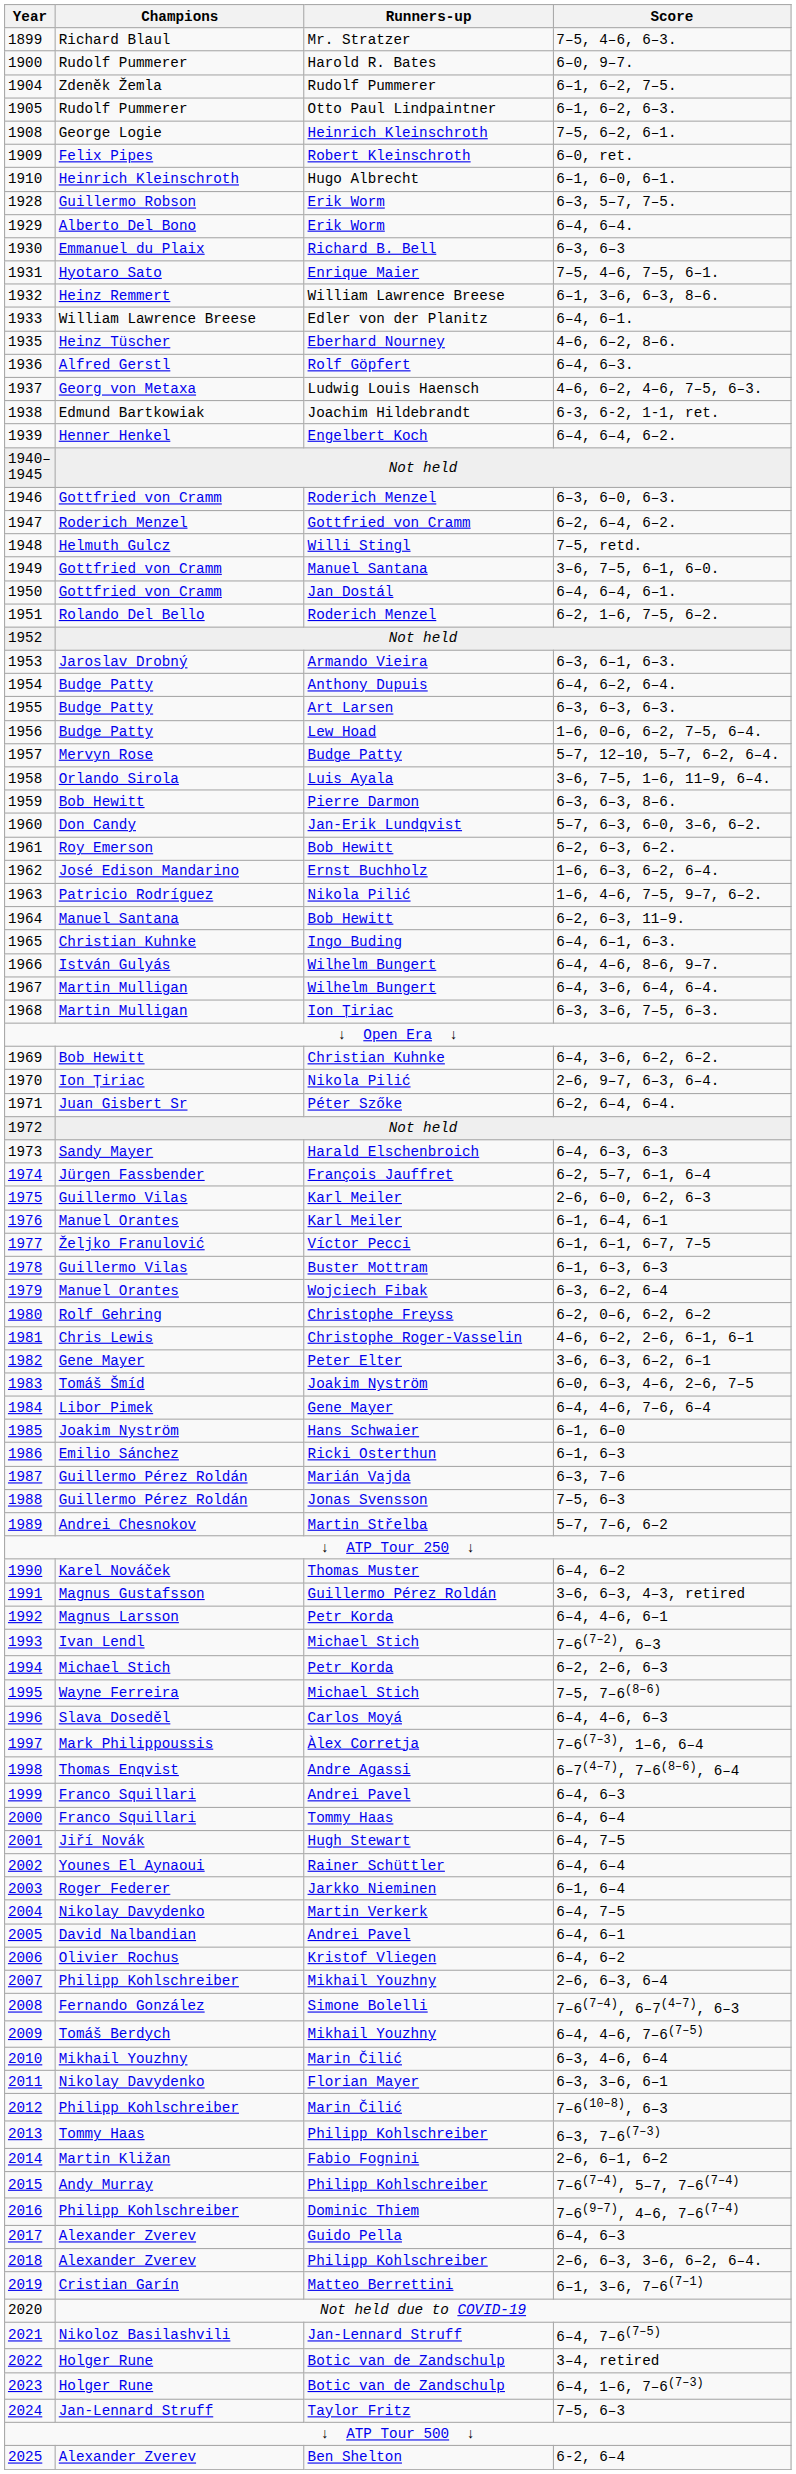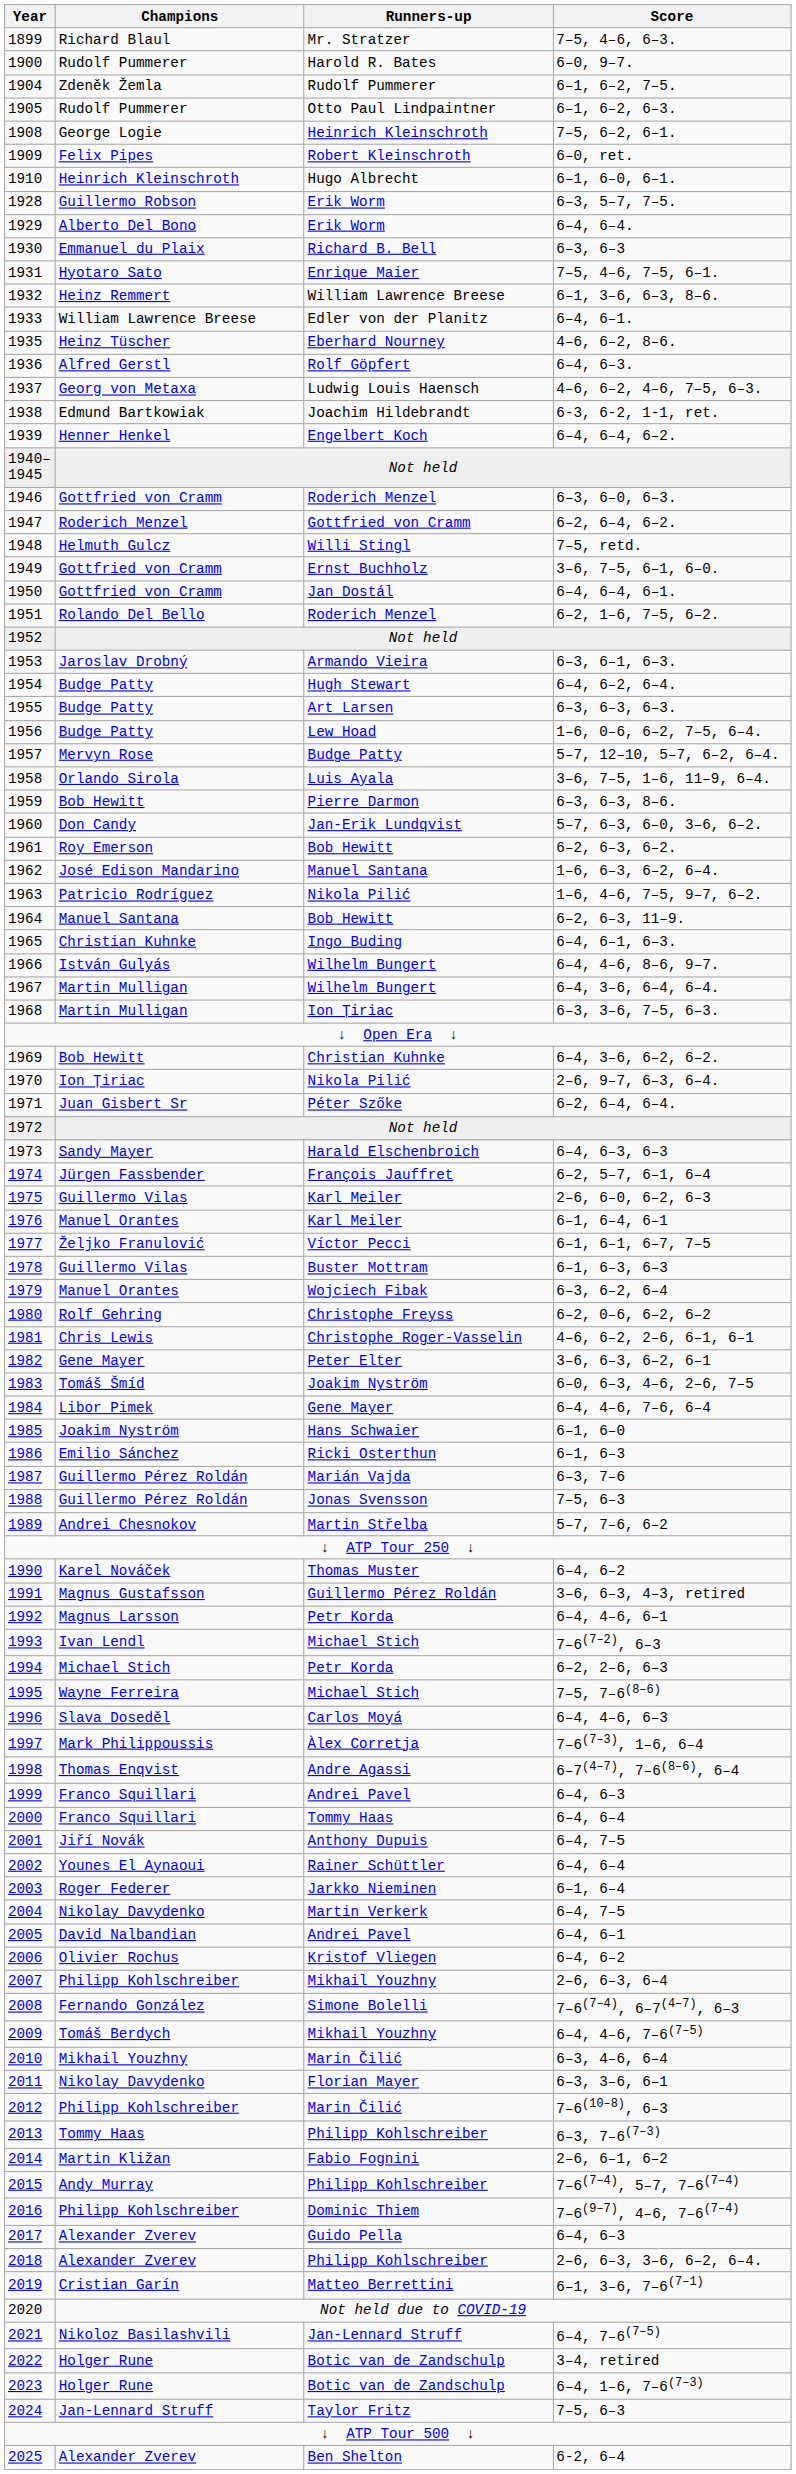(368, 569) Manuel Santana -> (368, 569) Ernst Buchholz
(368, 685) Anthony Dupuis -> (359, 685) Hugh Stewart
(368, 872) Ernst Buchholz -> (368, 872) Manuel Santana
(359, 1842) Hugh Stewart -> (368, 1842) Anthony Dupuis
